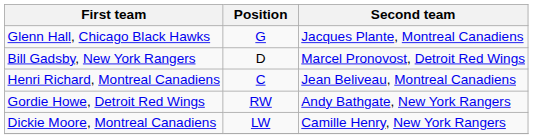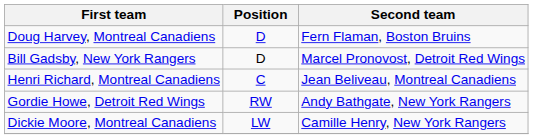- row: (109, 36)
+ row: (111, 36)
